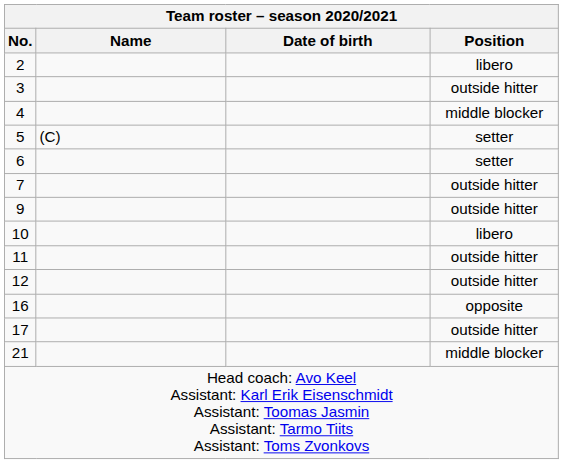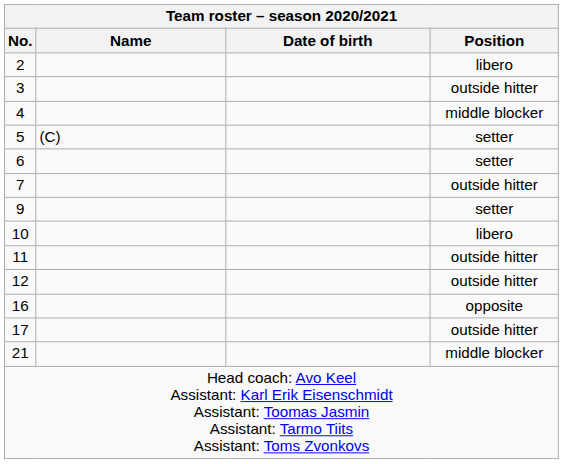(494, 209) outside hitter -> (494, 209) setter
